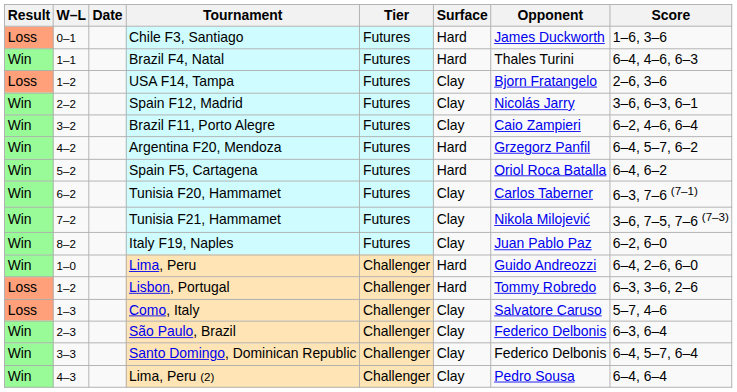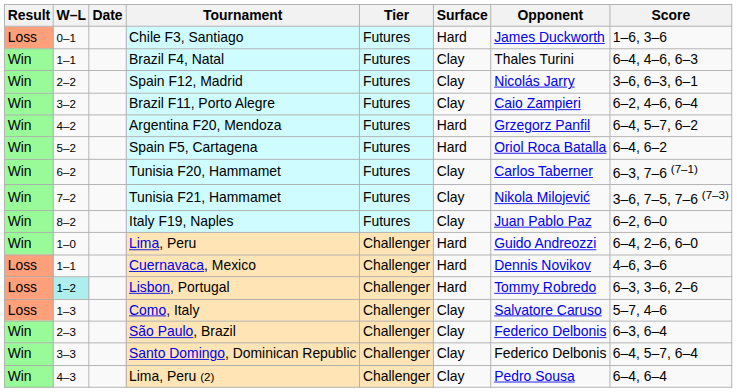(452, 59) Hard -> (451, 59) Clay
- row: (181, 81)
+ row: (192, 265)
(66, 288) no background -> (66, 288) paleturquoise background
